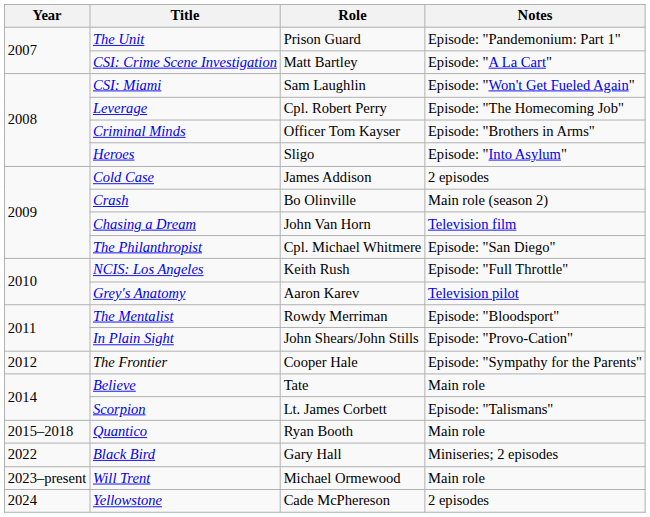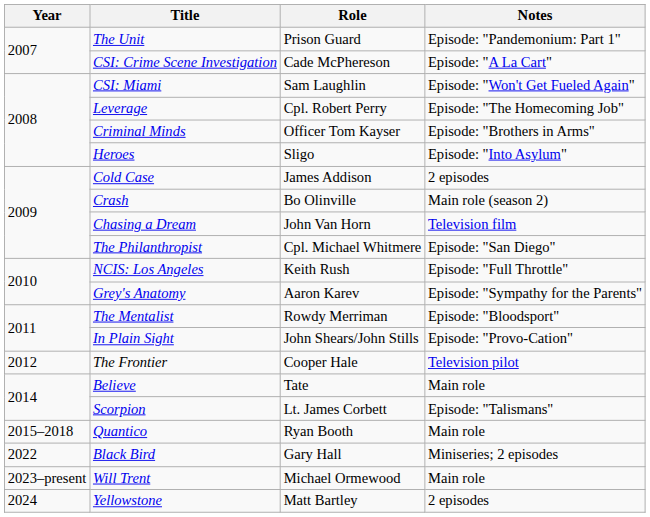(321, 62) Matt Bartley -> (337, 62) Cade McPhereson
(473, 293) Television pilot -> (535, 293) Episode: "Sympathy for the Parents"
(535, 362) Episode: "Sympathy for the Parents" -> (473, 362) Television pilot
(337, 500) Cade McPhereson -> (321, 500) Matt Bartley
